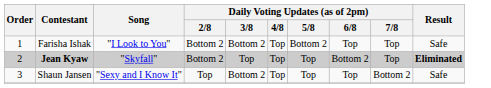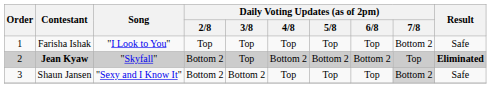(205, 43) Bottom 2 -> (205, 43) Top
(247, 43) Bottom 2 -> (247, 43) Top
(308, 43) Bottom 2 -> (330, 43) Top
(392, 43) Top -> (414, 43) Bottom 2
(277, 59) Top -> (288, 59) Bottom 2
(308, 59) Top -> (330, 59) Bottom 2
(205, 75) Top -> (205, 75) Bottom 2
(392, 75) no background -> (414, 75) lightgrey background
